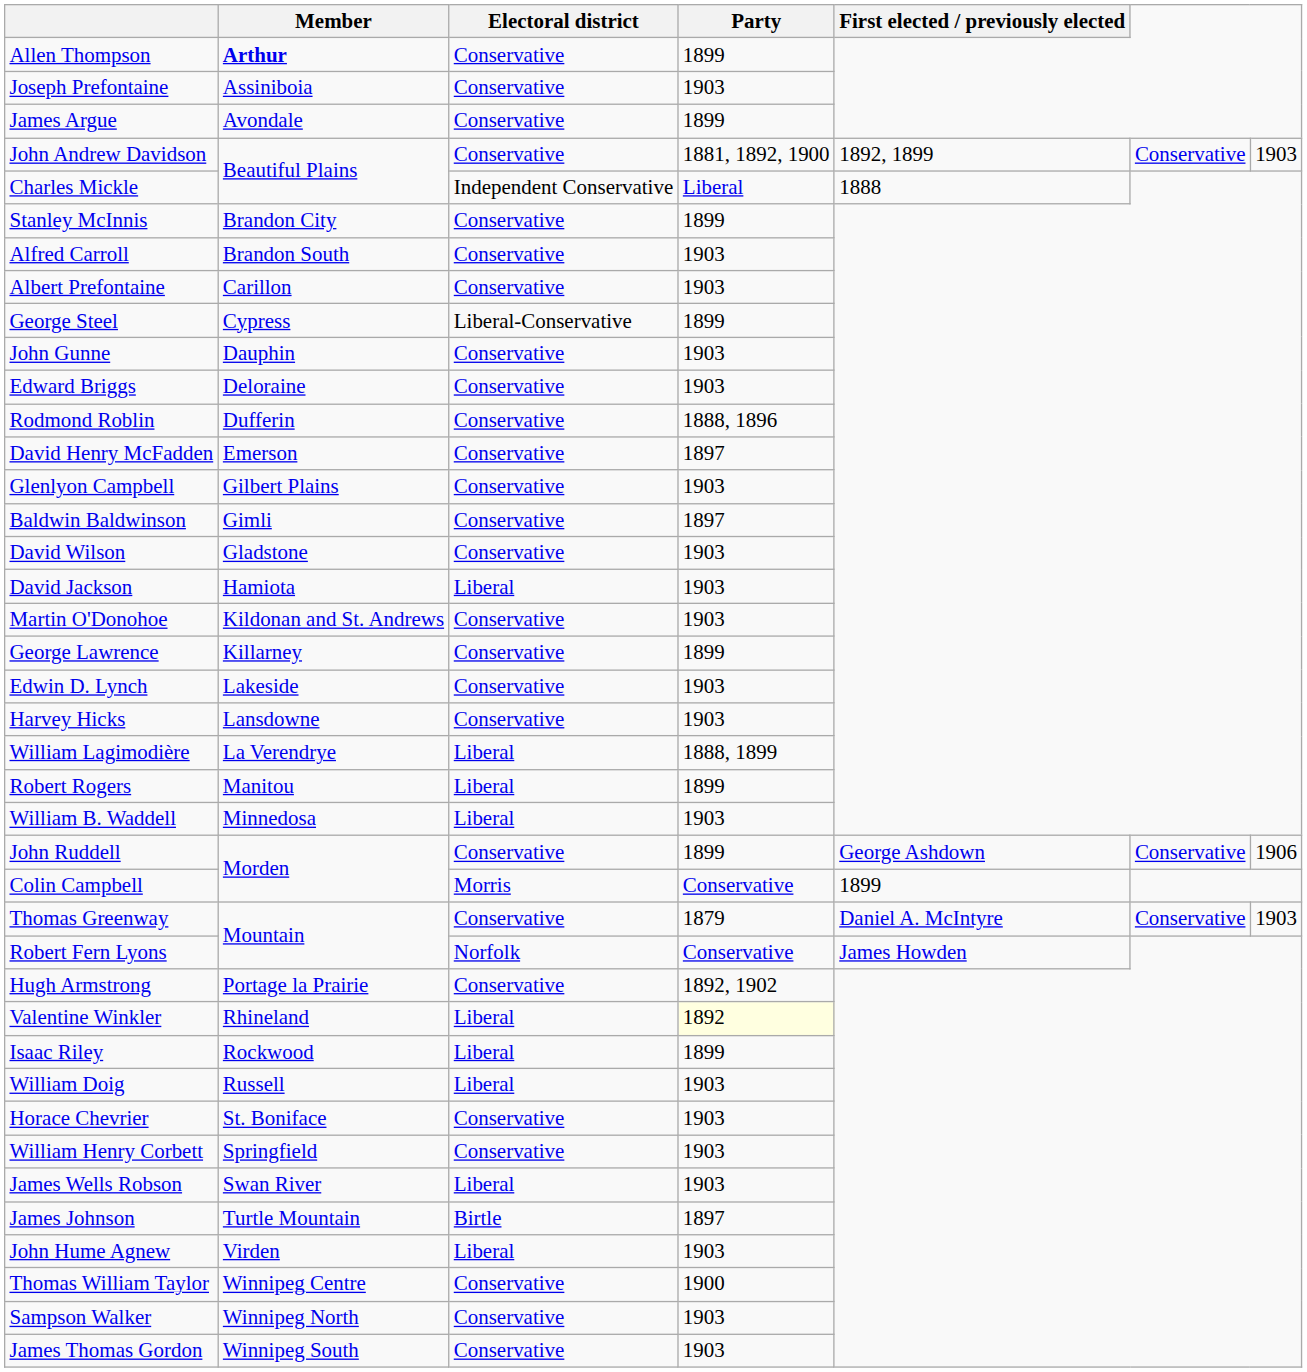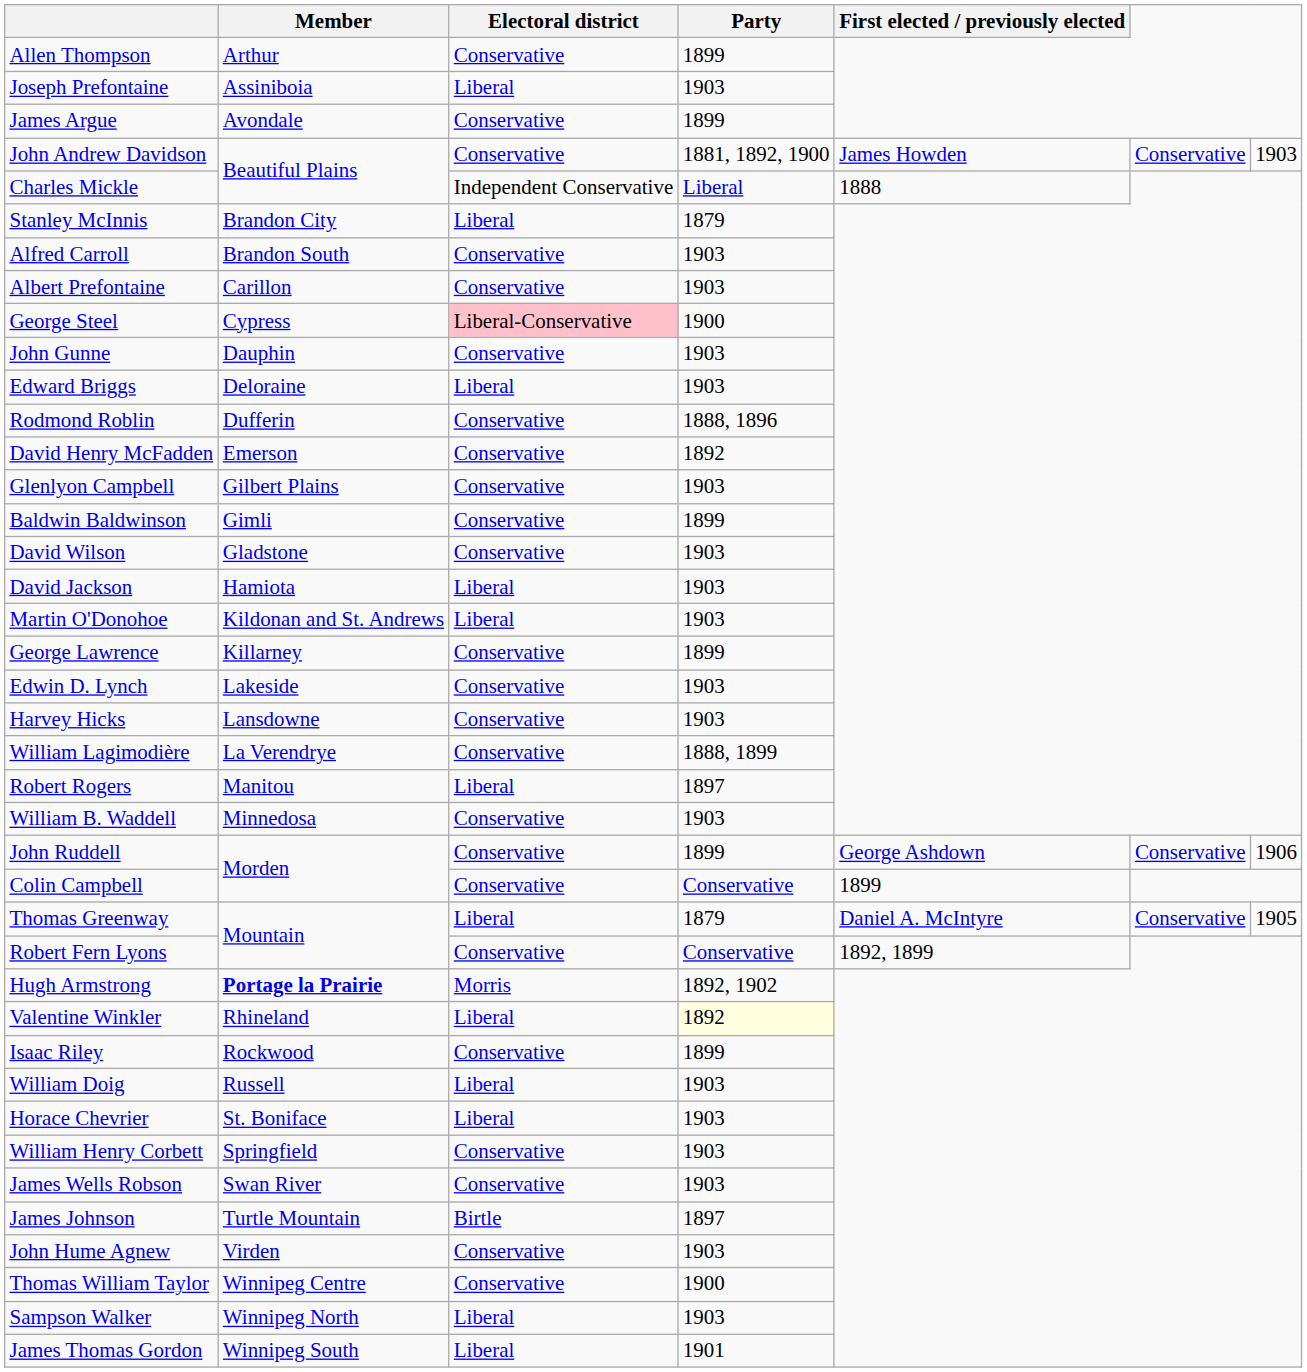(255, 54) bold -> (251, 54) normal
(509, 87) Conservative -> (484, 87) Liberal
(886, 154) 1892, 1899 -> (903, 154) James Howden
(509, 220) Conservative -> (484, 220) Liberal
(704, 220) 1899 -> (704, 220) 1879
(543, 320) no background -> (543, 320) pink background
(704, 320) 1899 -> (704, 320) 1900
(509, 386) Conservative -> (484, 386) Liberal
(704, 453) 1897 -> (704, 453) 1892
(704, 519) 1897 -> (704, 519) 1899
(509, 619) Conservative -> (484, 619) Liberal
(484, 752) Liberal -> (509, 752) Conservative
(704, 785) 1899 -> (704, 785) 1897
(484, 818) Liberal -> (509, 818) Conservative
(482, 885) Morris -> (509, 885) Conservative
(509, 918) Conservative -> (484, 918) Liberal
(1276, 918) 1903 -> (1276, 918) 1905
(487, 951) Norfolk -> (509, 951) Conservative
(903, 951) James Howden -> (886, 951) 1892, 1899
(296, 985) normal -> (303, 985) bold
(509, 985) Conservative -> (482, 985) Morris
(484, 1051) Liberal -> (509, 1051) Conservative
(509, 1118) Conservative -> (484, 1118) Liberal
(484, 1184) Liberal -> (509, 1184) Conservative
(484, 1251) Liberal -> (509, 1251) Conservative
(509, 1317) Conservative -> (484, 1317) Liberal
(509, 1350) Conservative -> (484, 1350) Liberal
(704, 1350) 1903 -> (704, 1350) 1901
